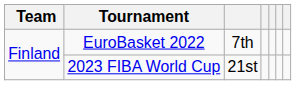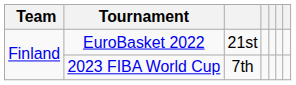(243, 42) 7th -> (243, 42) 21st
(243, 67) 21st -> (243, 67) 7th
